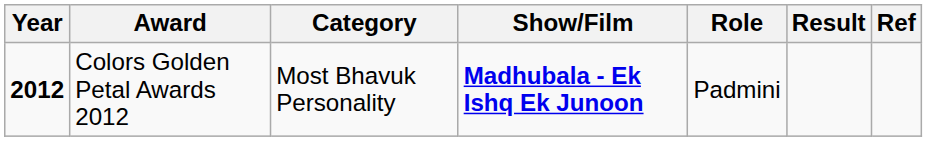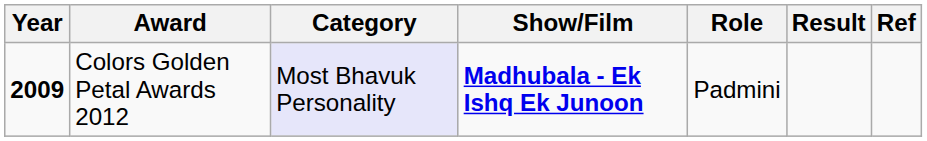(37, 89) 2012 -> (37, 89) 2009
(346, 89) no background -> (346, 89) lavender background
